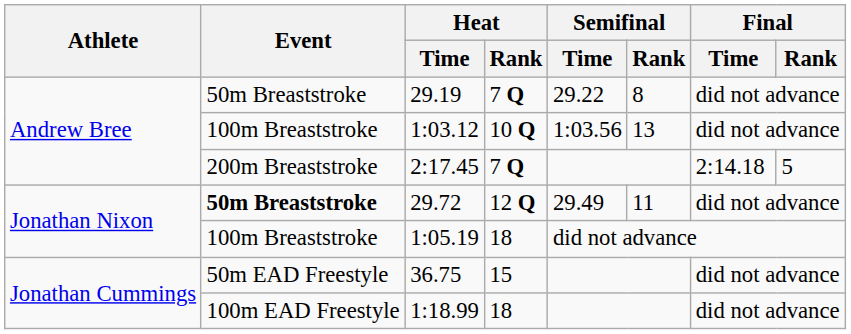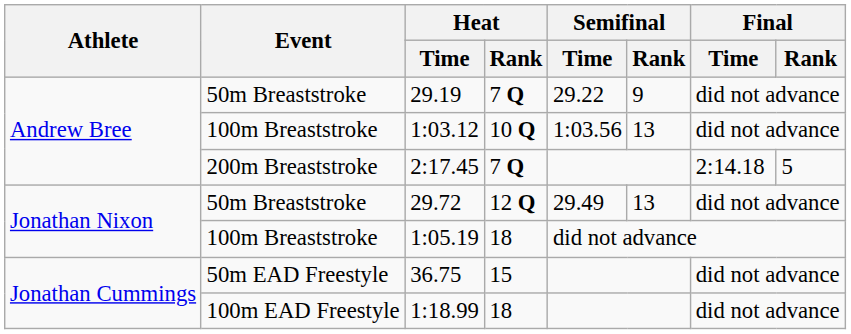(638, 94) 8 -> (638, 94) 9
(292, 202) bold -> (286, 202) normal
(643, 202) 11 -> (644, 202) 13
